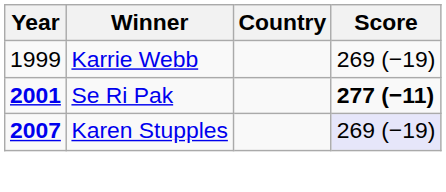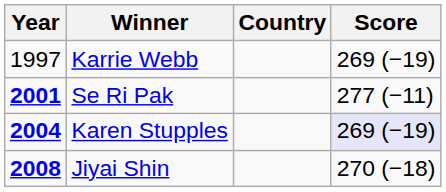(35, 58) 1999 -> (35, 58) 1997
(385, 95) bold -> (385, 95) normal
(35, 131) 2007 -> (35, 131) 2004
+ row: (120, 167)
